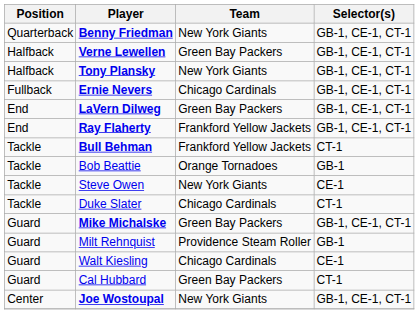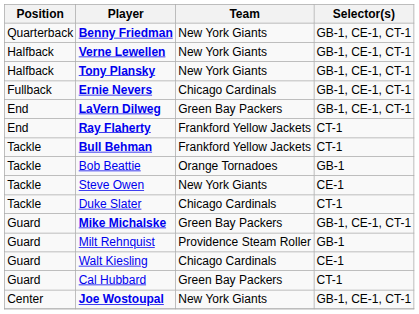(230, 52) Green Bay Packers -> (223, 52) New York Giants
(364, 128) GB-1, CE-1, CT-1 -> (330, 128) CT-1
